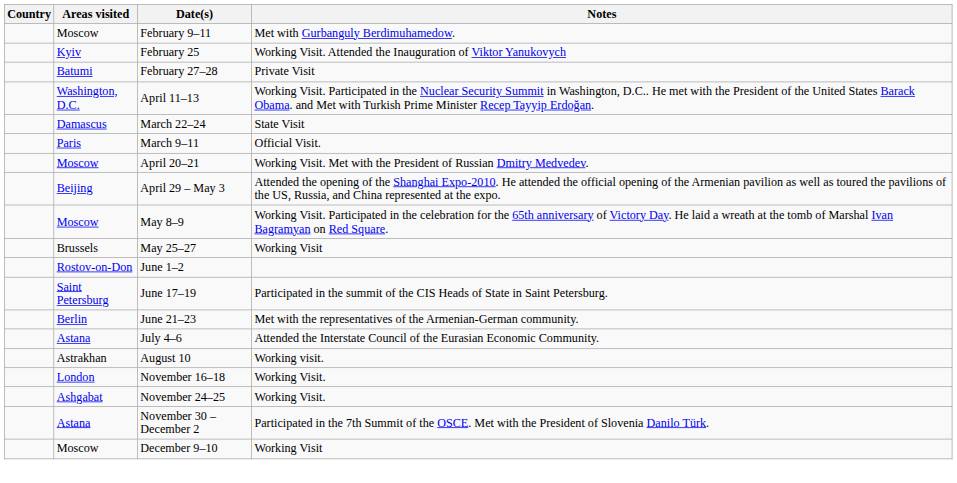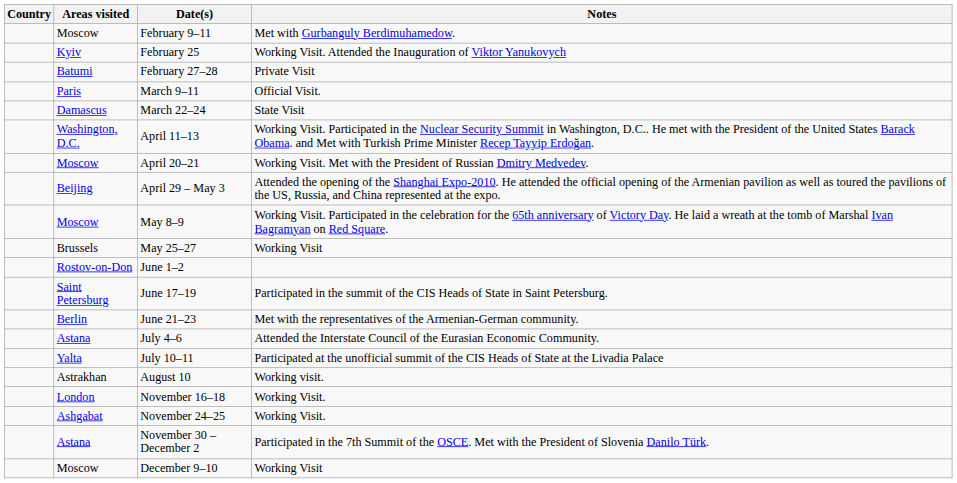rows swapped: (170, 143) <-> (170, 98)
+ row: (167, 358)
